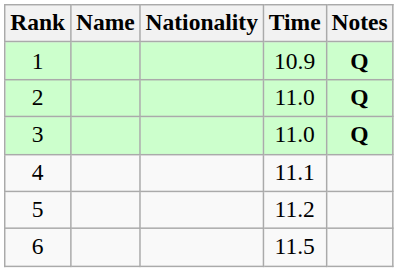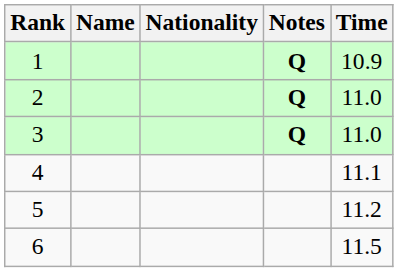columns swapped: (295, 23) <-> (360, 23)
